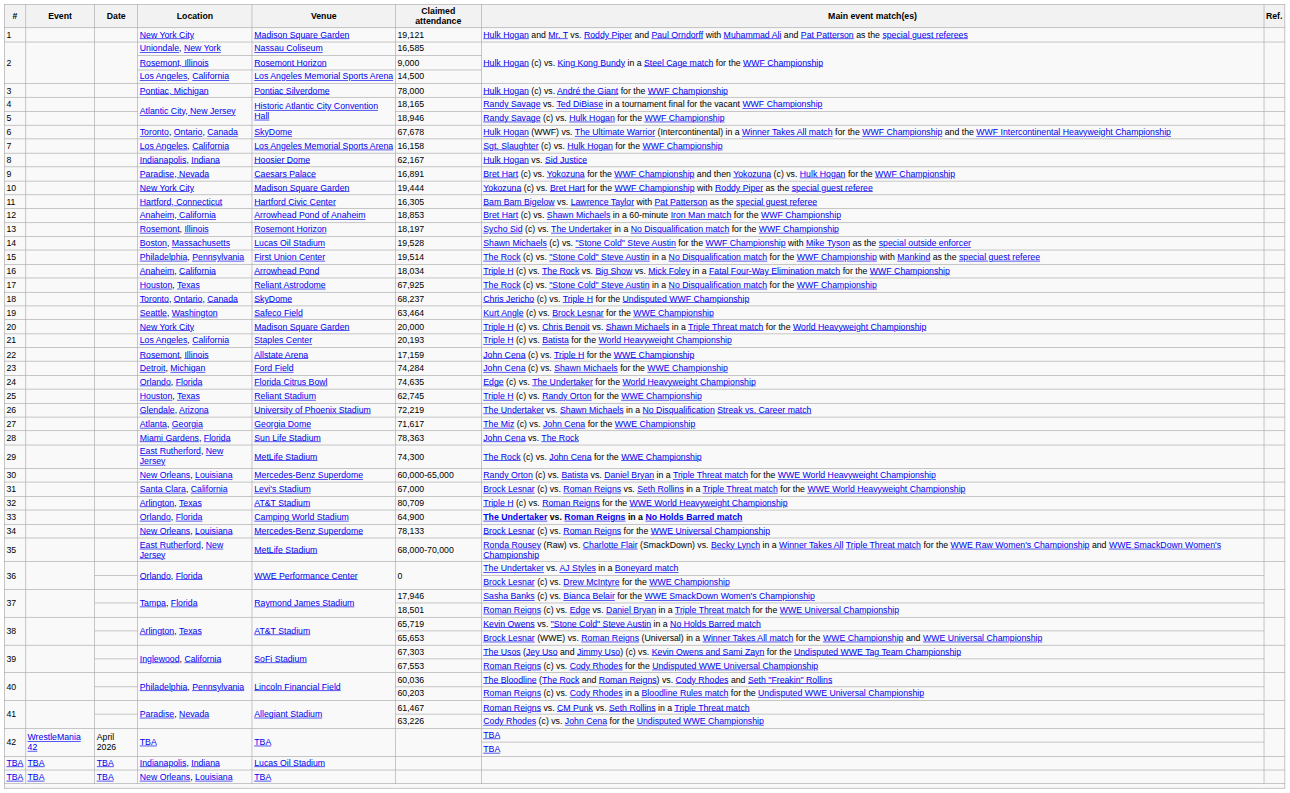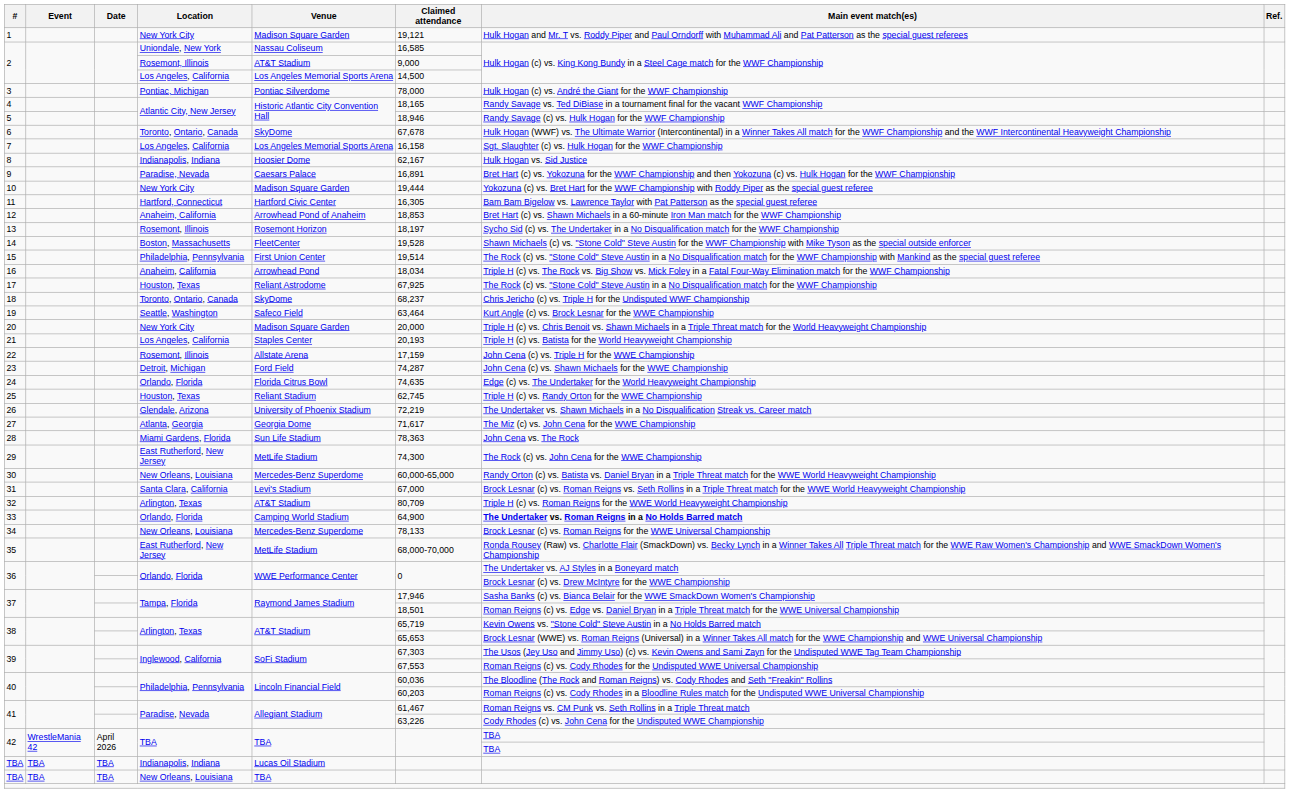(290, 63) Rosemont Horizon -> (282, 63) AT&T Stadium
(290, 244) Lucas Oil Stadium -> (277, 244) FleetCenter
(411, 369) 74,284 -> (411, 369) 74,287
